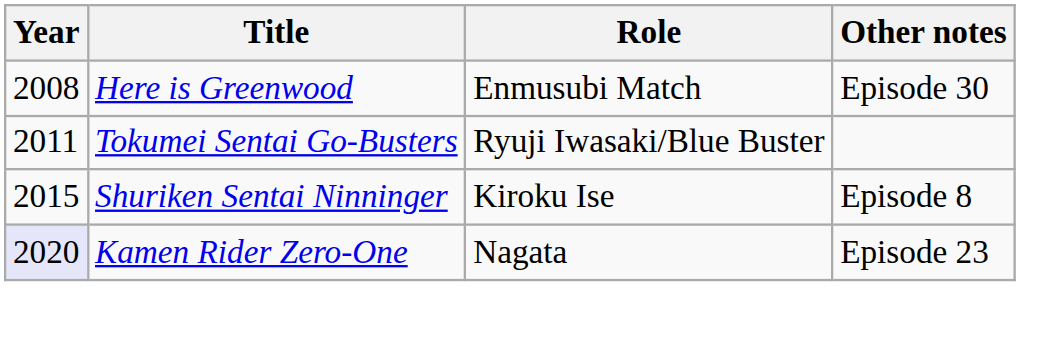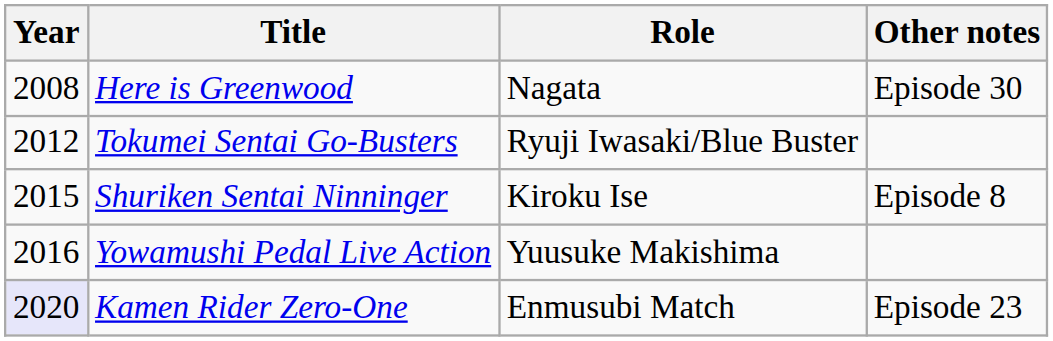(587, 87) Enmusubi Match -> (554, 87) Nagata
(46, 142) 2011 -> (46, 142) 2012
+ row: (293, 251)
(520, 251) Nagata -> (621, 306) Enmusubi Match
